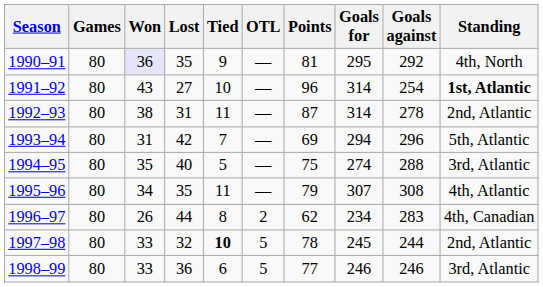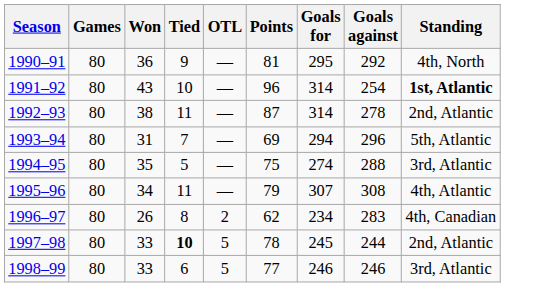- column: (184, 26)
(145, 61) lavender background -> (145, 61) no background
